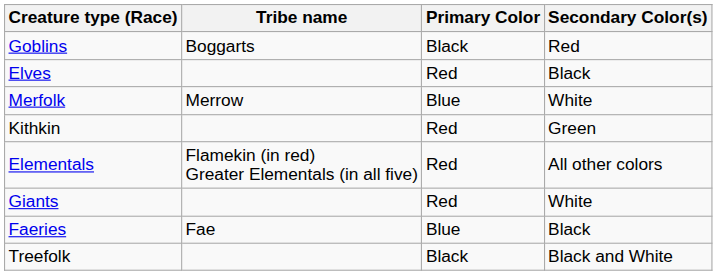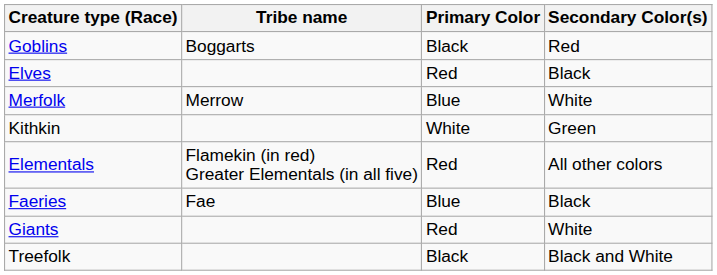(442, 127) Red -> (448, 127) White
rows swapped: (37, 229) <-> (33, 202)
